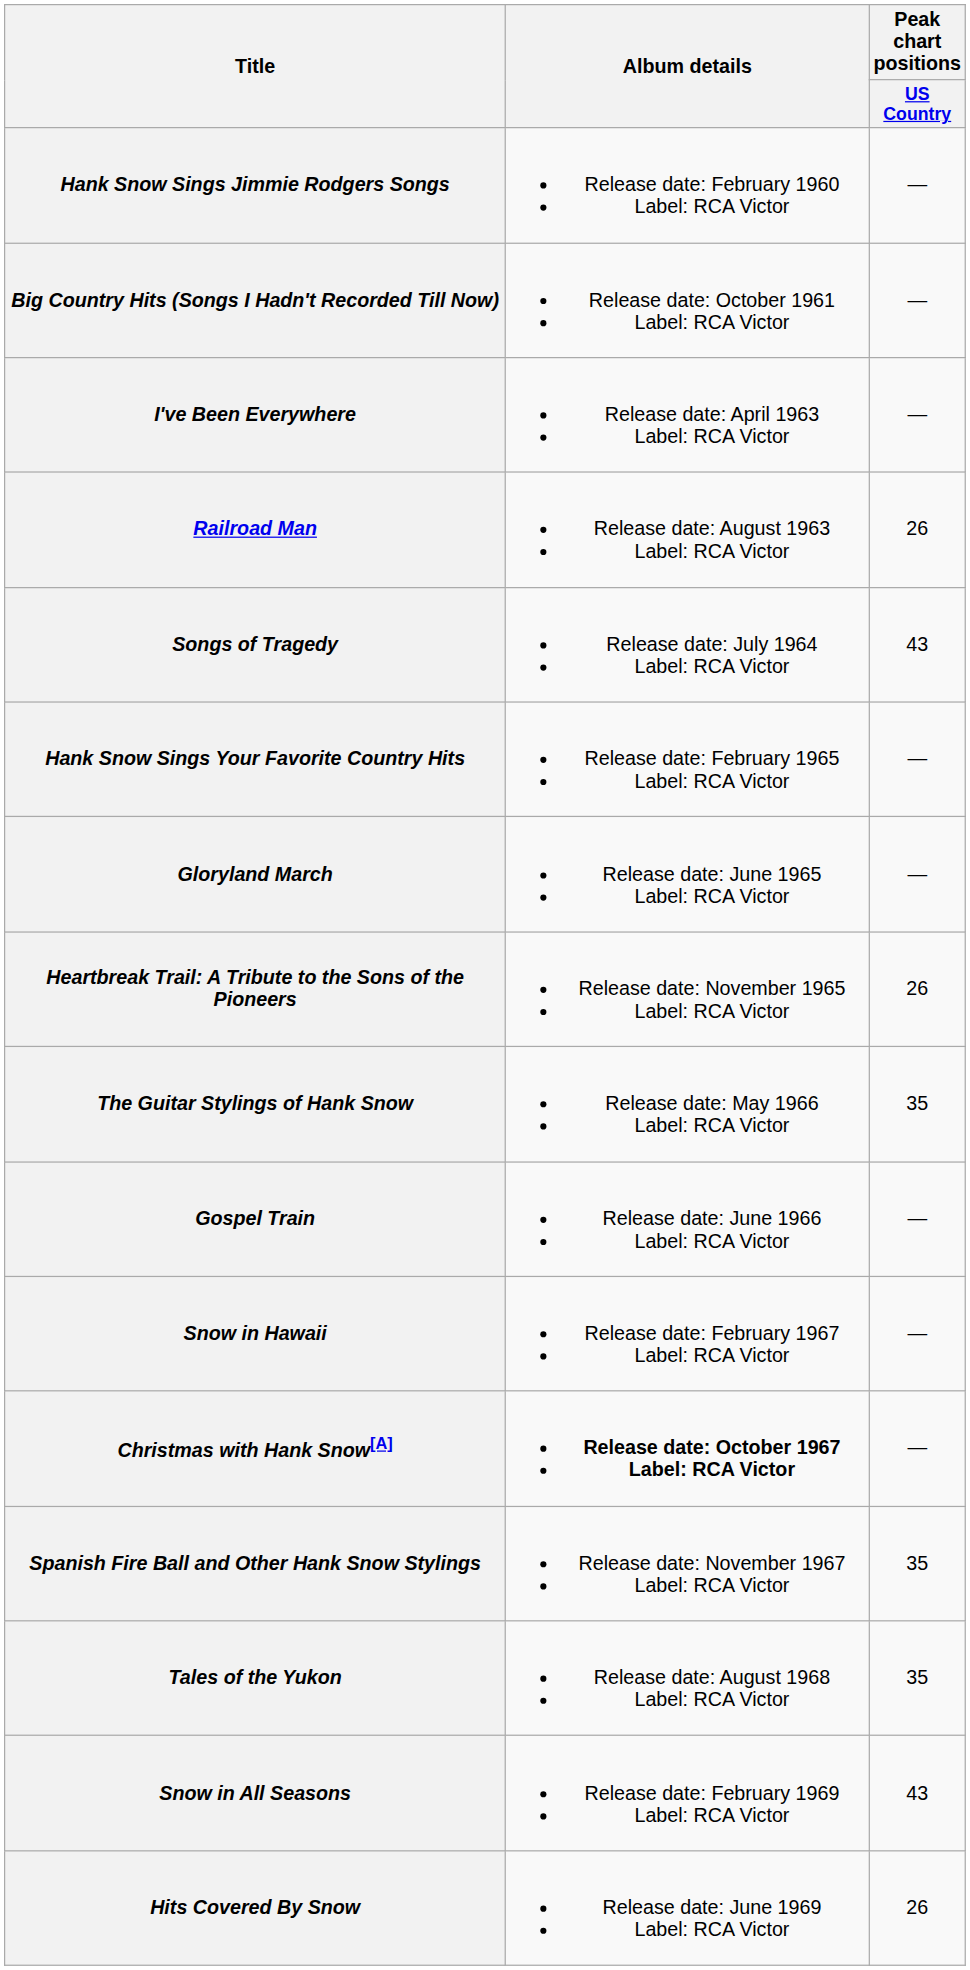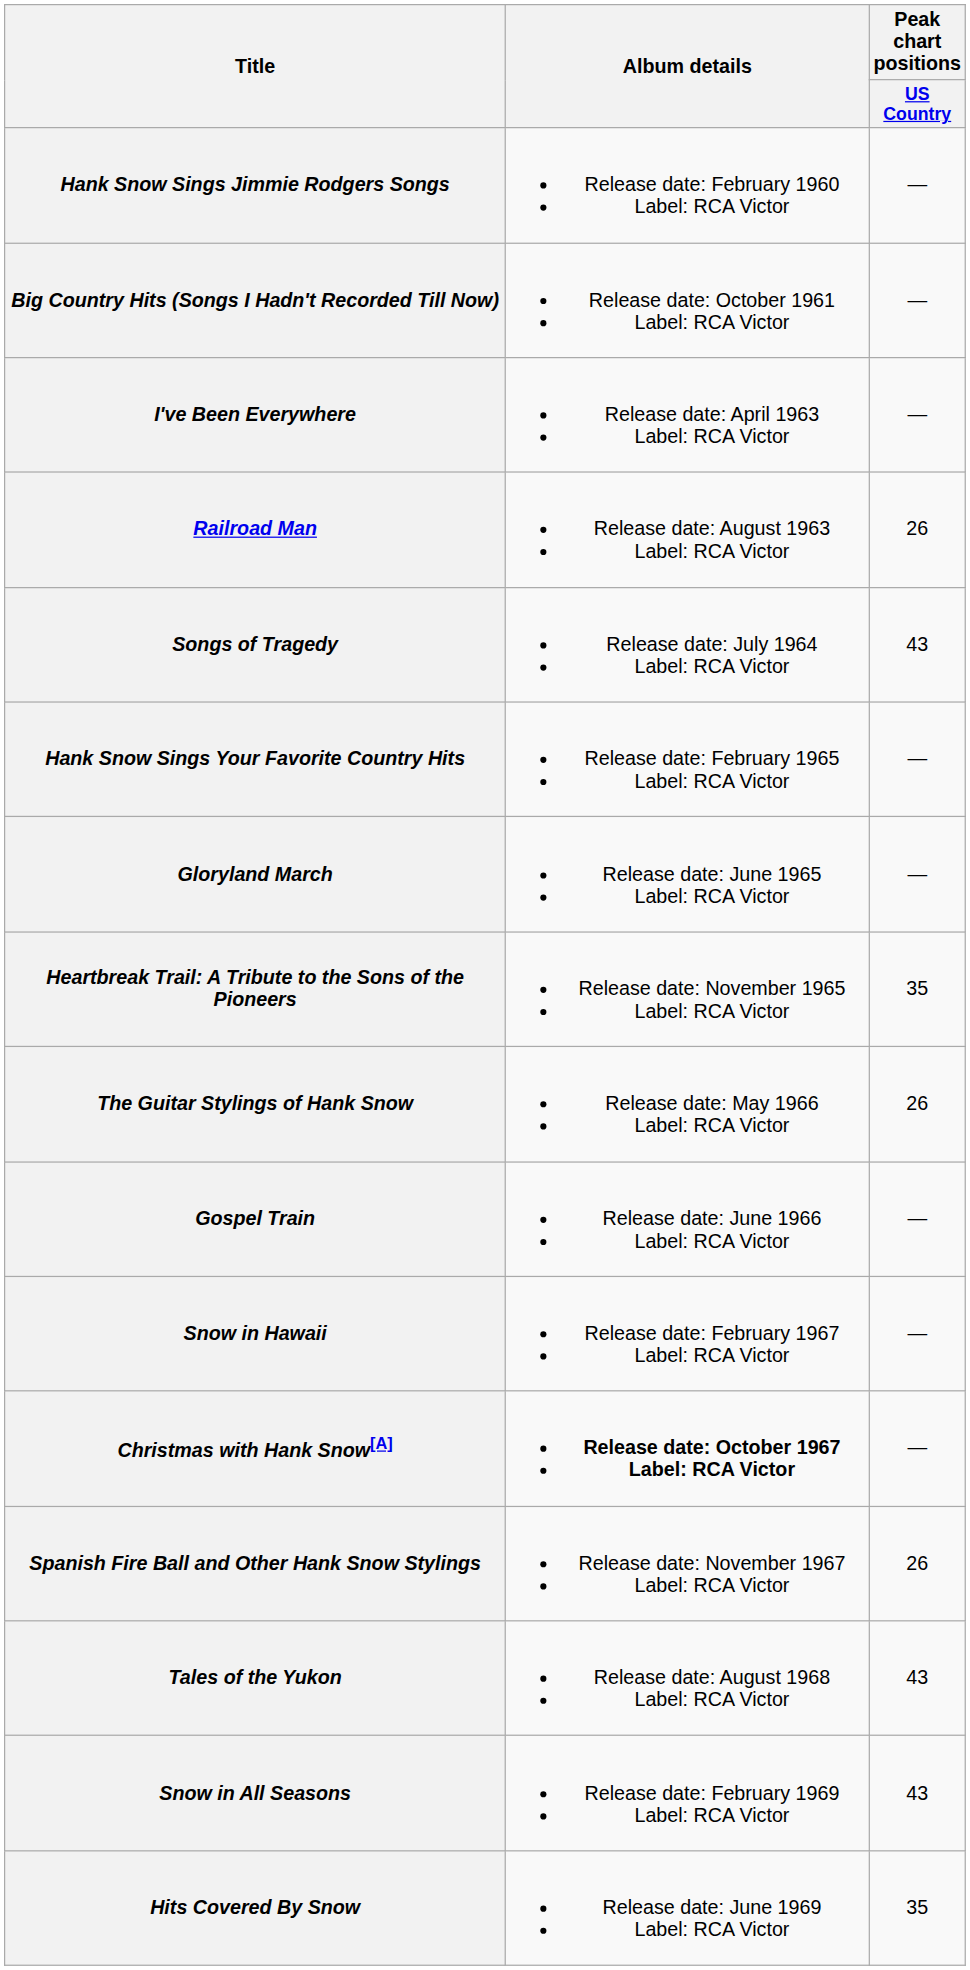(917, 989) 26 -> (917, 989) 35
(917, 1103) 35 -> (917, 1103) 26
(917, 1563) 35 -> (917, 1563) 26
(917, 1678) 35 -> (917, 1678) 43
(917, 1907) 26 -> (917, 1907) 35
